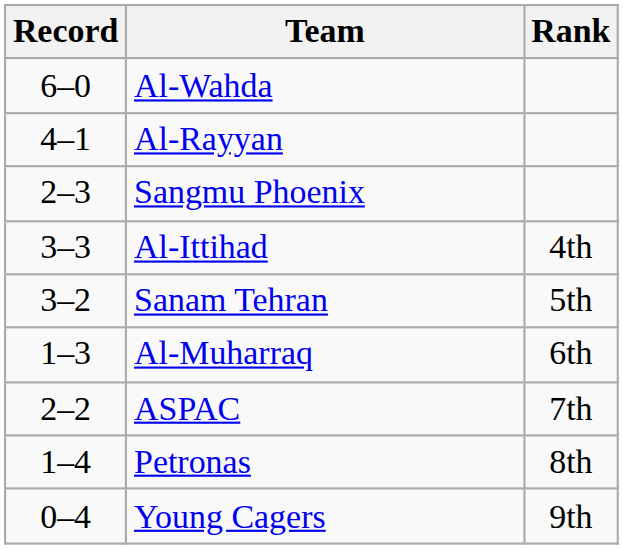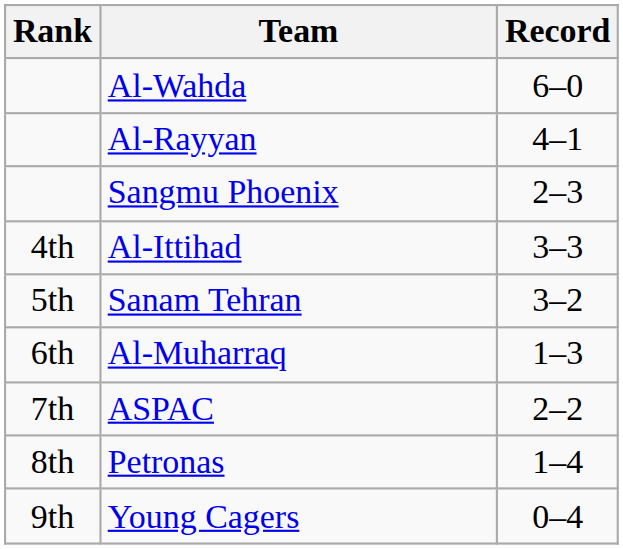columns swapped: (571, 31) <-> (66, 31)
